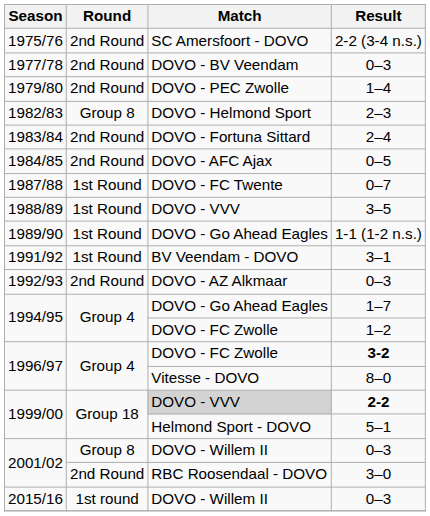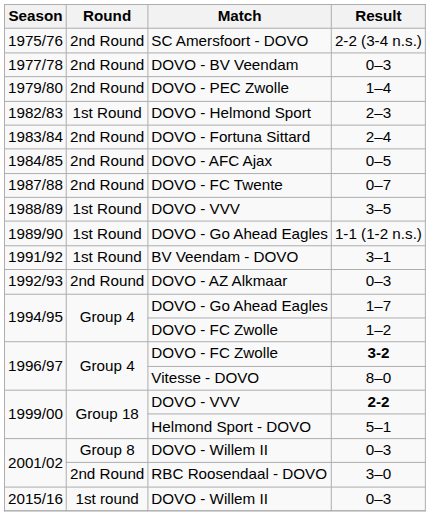(107, 112) Group 8 -> (107, 112) 1st Round
(107, 185) 1st Round -> (107, 185) 2nd Round
(196, 402) lightgrey background -> (196, 402) no background
